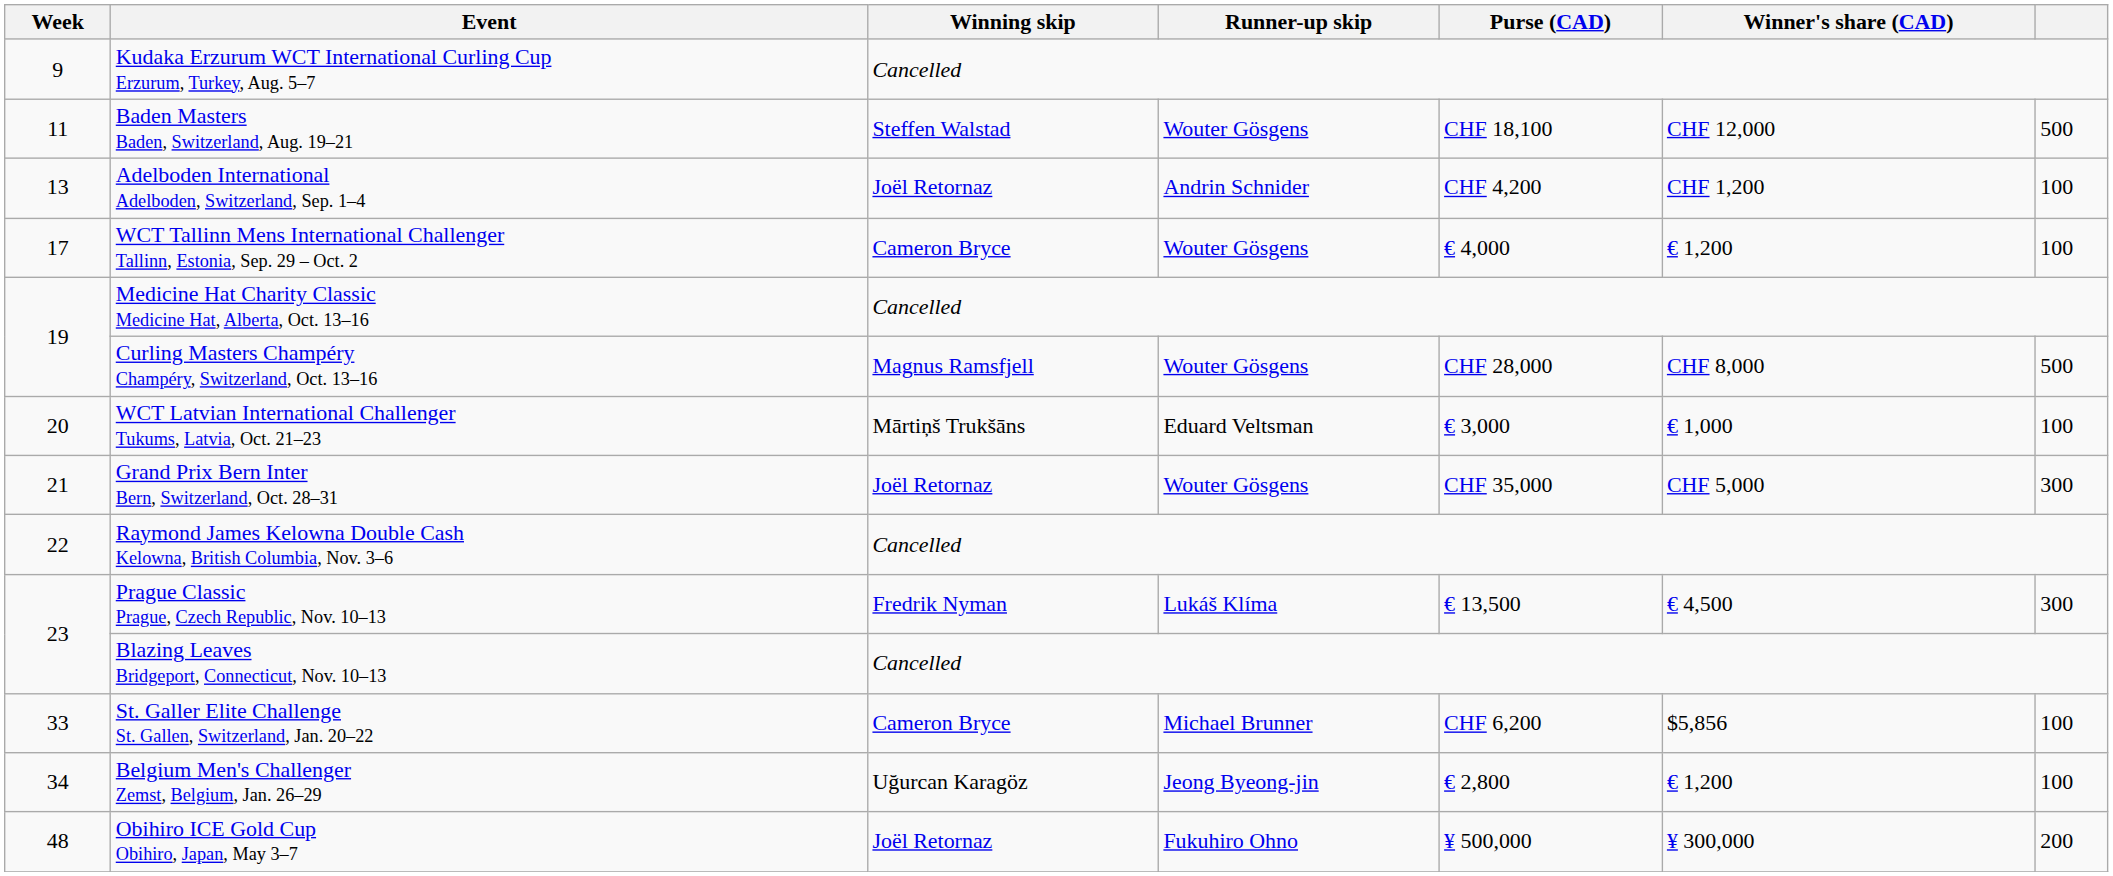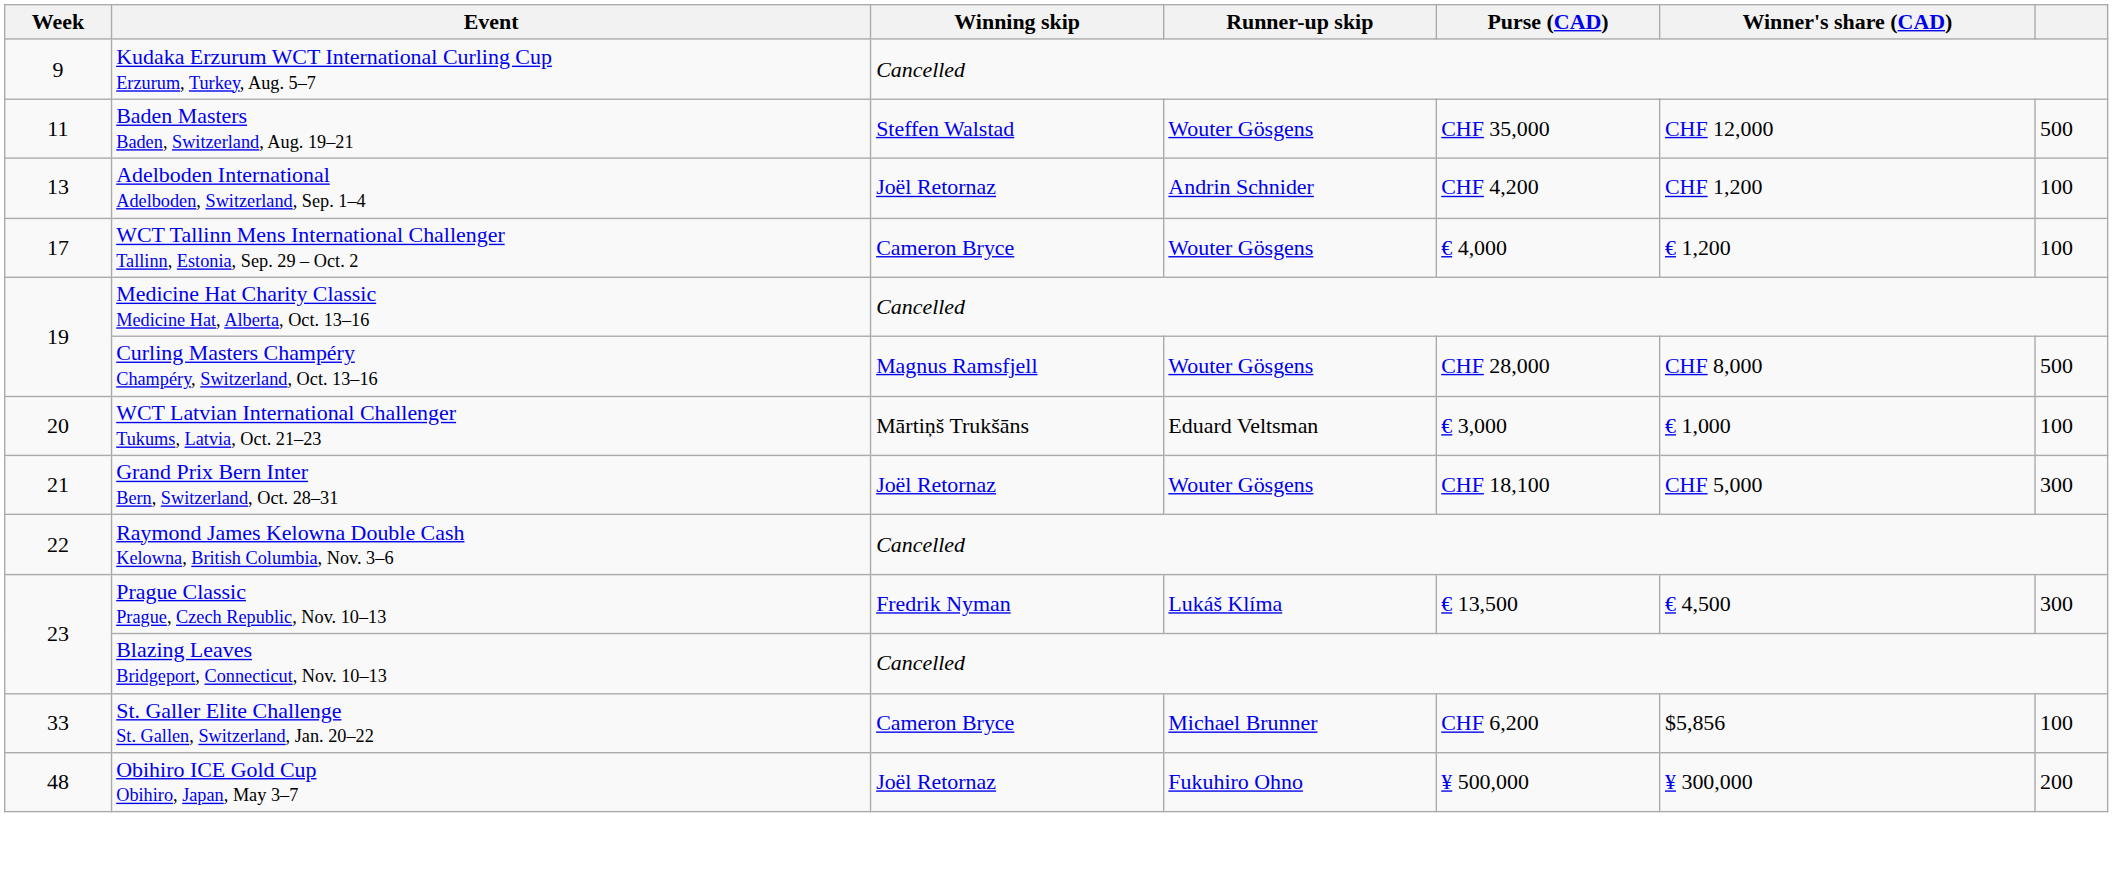(1498, 128) CHF 18,100 -> (1495, 128) CHF 35,000
(1498, 484) CHF 35,000 -> (1495, 484) CHF 18,100
- row: (233, 782)
